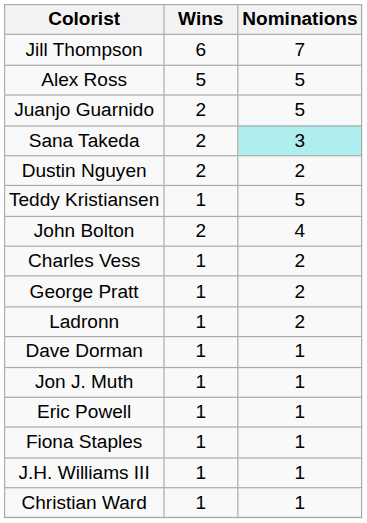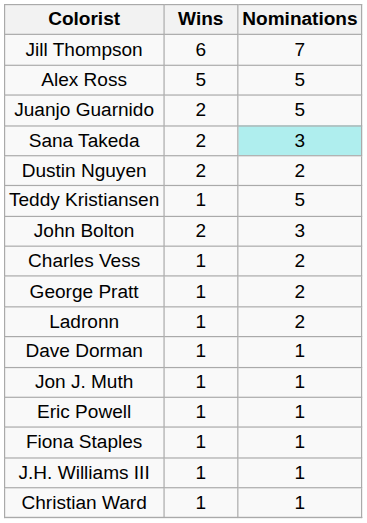(300, 230) 4 -> (300, 230) 3
